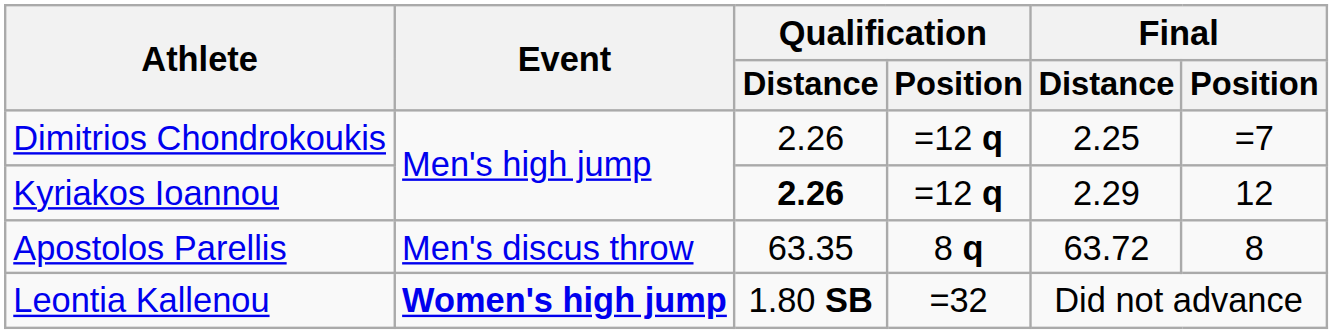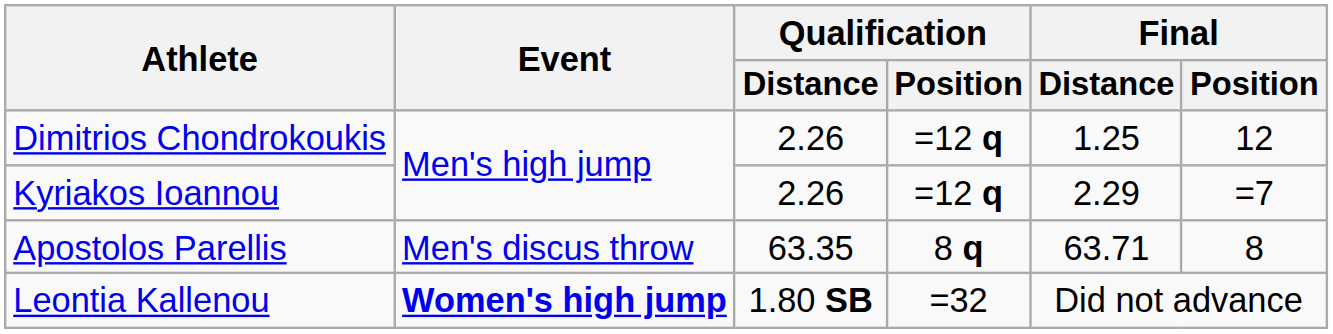(1106, 138) 2.25 -> (1106, 138) 1.25
(1254, 138) =7 -> (1254, 138) 12
(811, 193) bold -> (811, 193) normal
(1254, 193) 12 -> (1254, 193) =7
(1106, 247) 63.72 -> (1106, 247) 63.71
